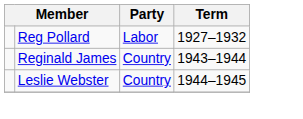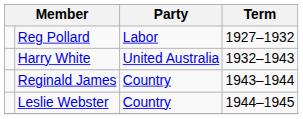+ row: (54, 59)
